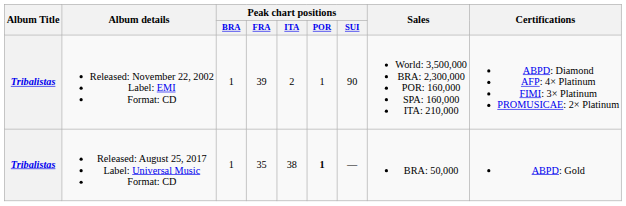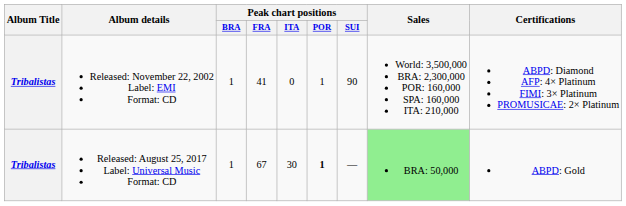(262, 82) 39 -> (262, 82) 41
(292, 82) 2 -> (292, 82) 0
(262, 165) 35 -> (262, 165) 67
(292, 165) 38 -> (292, 165) 30
(418, 171) no background -> (418, 171) lightgreen background
